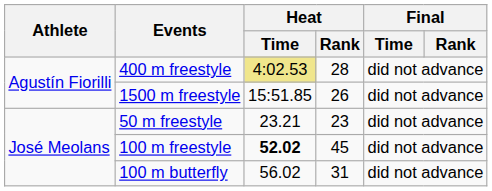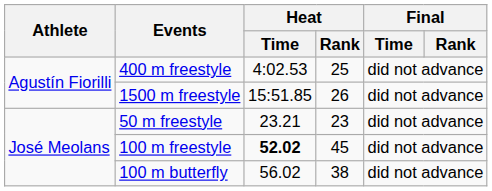(280, 70) khaki background -> (280, 70) no background
(340, 70) 28 -> (340, 70) 25
(340, 174) 31 -> (340, 174) 38
